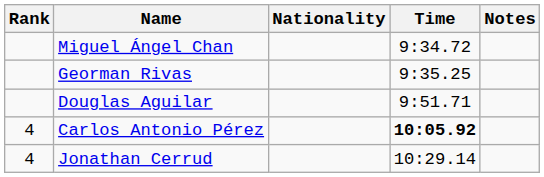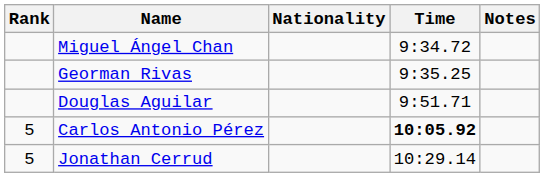(29, 131) 4 -> (29, 131) 5
(29, 158) 4 -> (29, 158) 5
